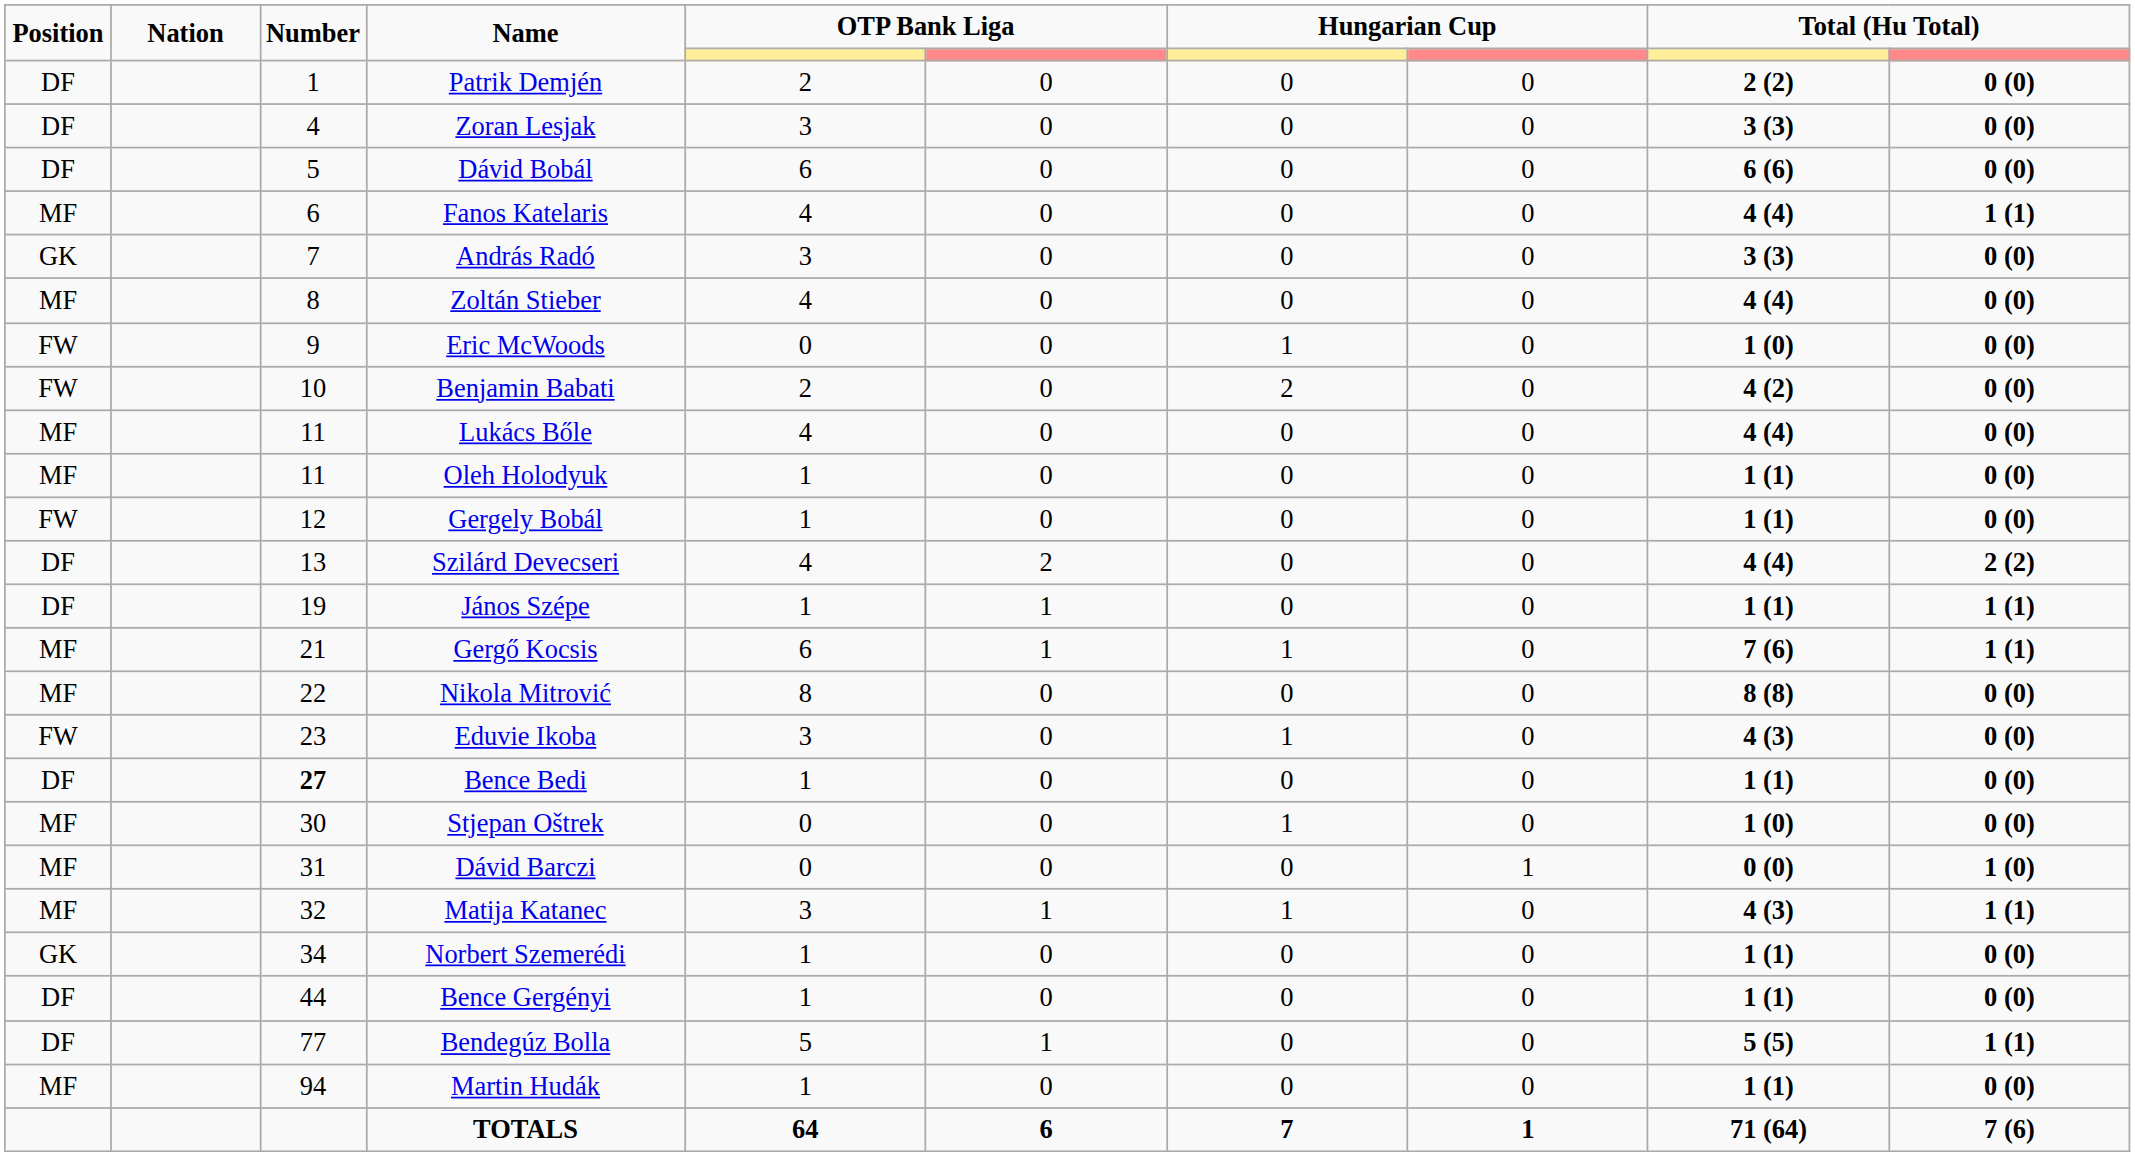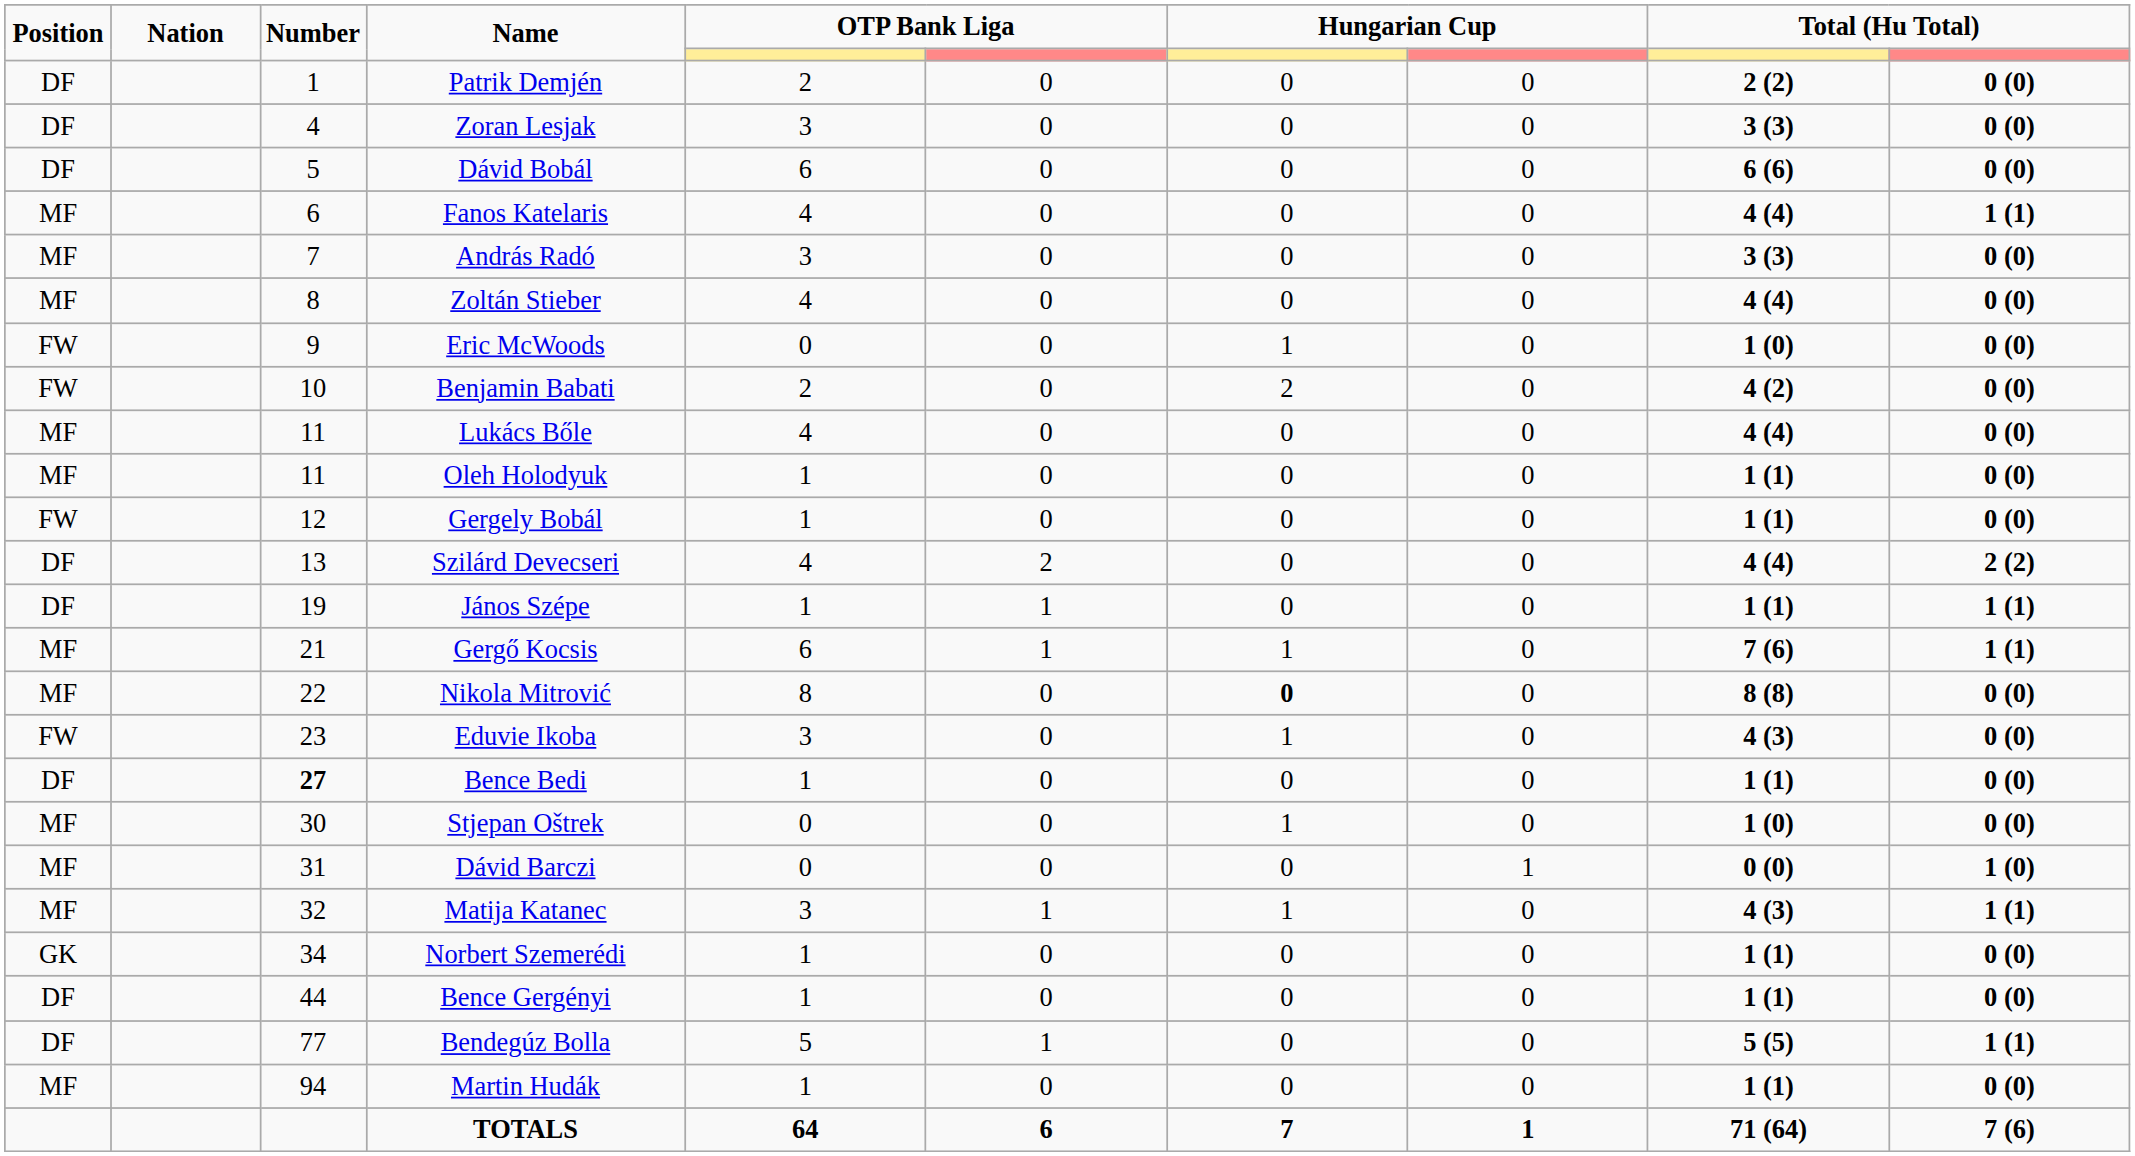(58, 256) GK -> (58, 256) MF
(1287, 692) normal -> (1287, 692) bold
